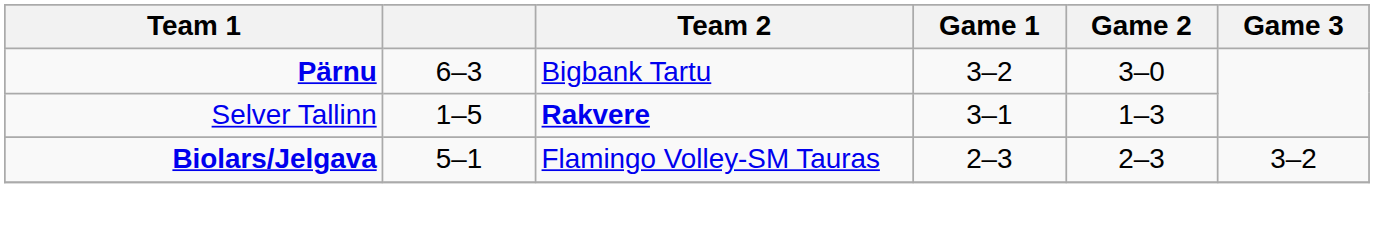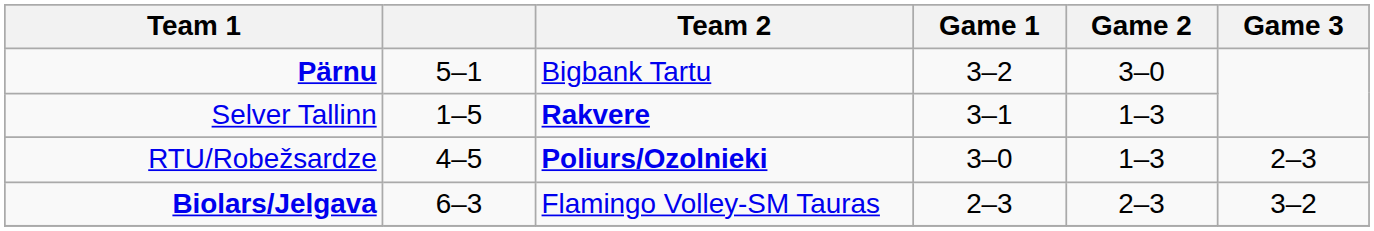(459, 70) 6–3 -> (459, 70) 5–1
+ row: (262, 159)
(459, 159) 5–1 -> (459, 203) 6–3
